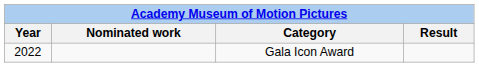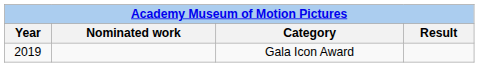(28, 52) 2022 -> (28, 52) 2019
